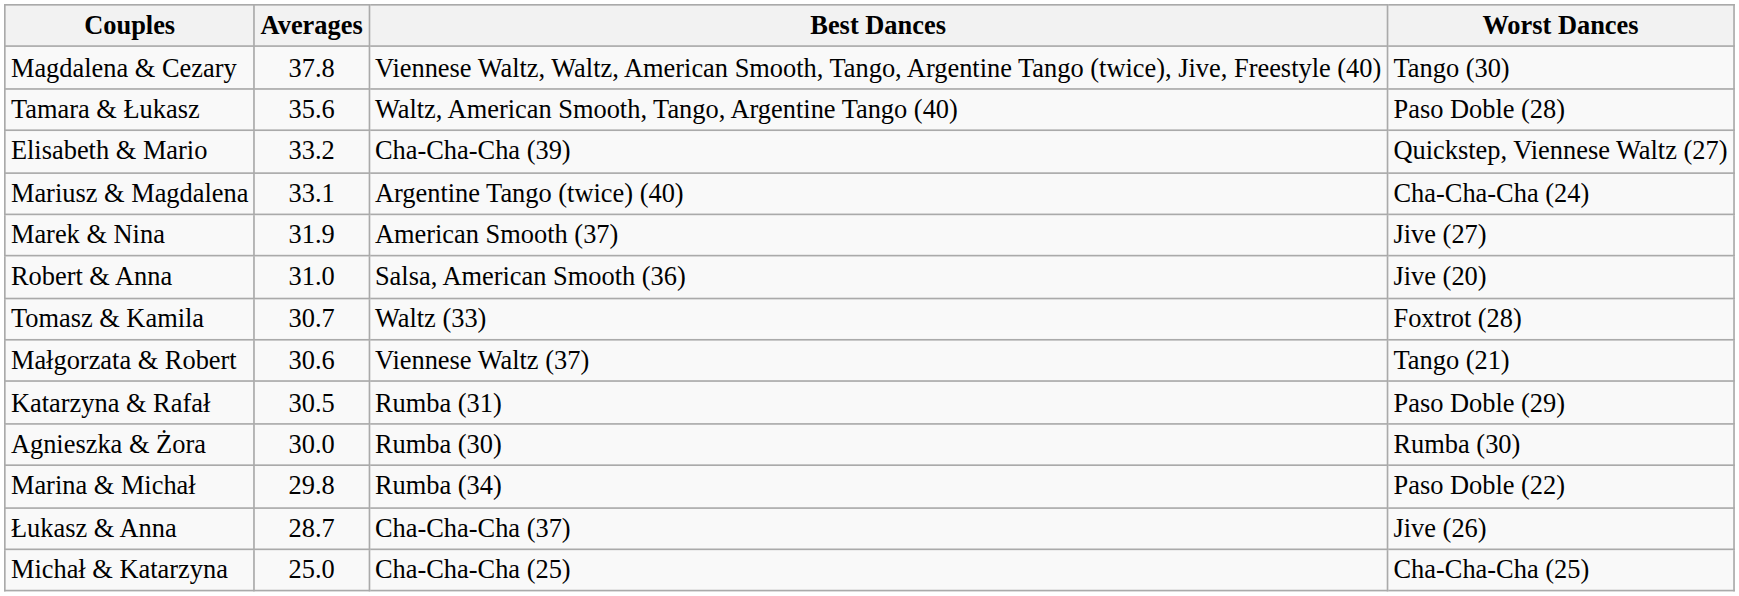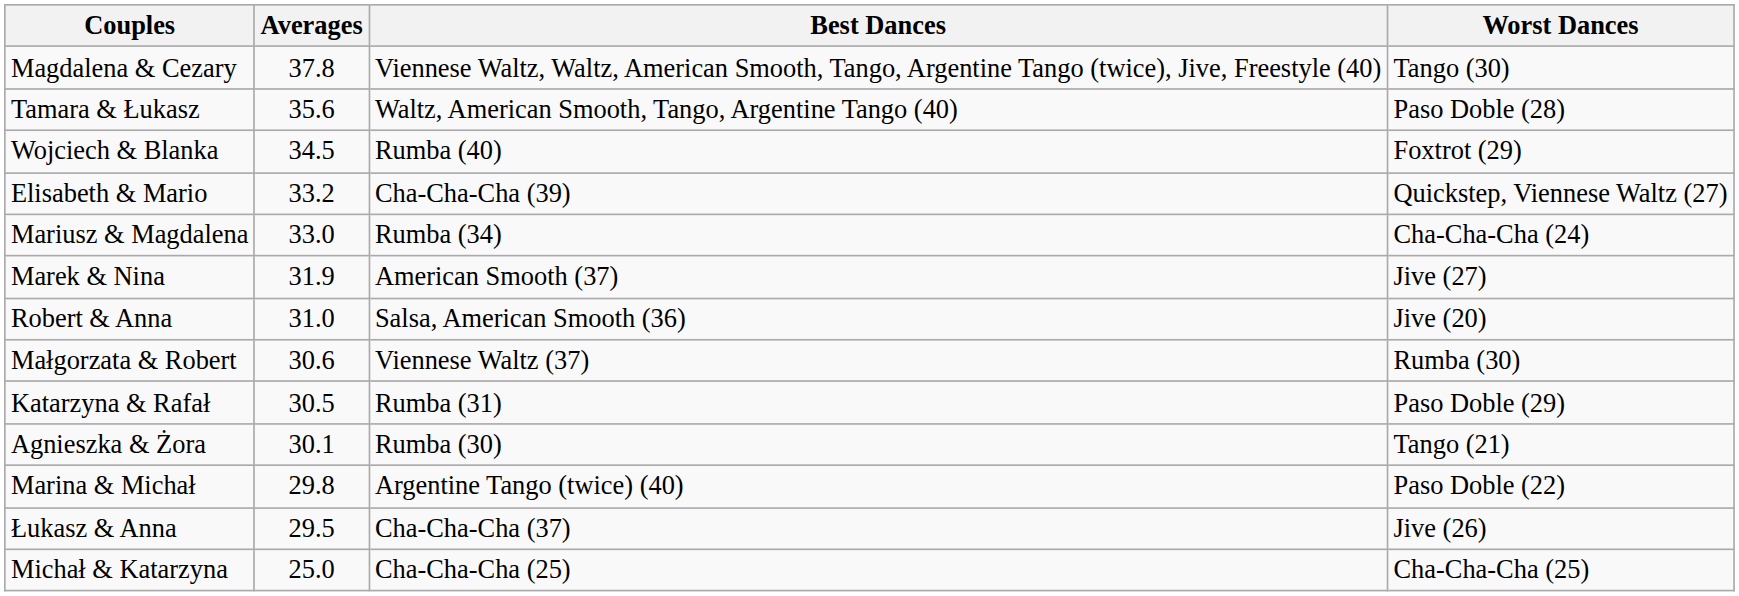+ row: (115, 151)
(312, 192) 33.1 -> (312, 234) 33.0
(529, 192) Argentine Tango (twice) (40) -> (438, 234) Rumba (34)
- row: (107, 318)
(1452, 360) Tango (21) -> (1457, 360) Rumba (30)
(312, 444) 30.0 -> (312, 444) 30.1
(1457, 444) Rumba (30) -> (1452, 444) Tango (21)
(438, 485) Rumba (34) -> (529, 485) Argentine Tango (twice) (40)
(312, 527) 28.7 -> (312, 527) 29.5
